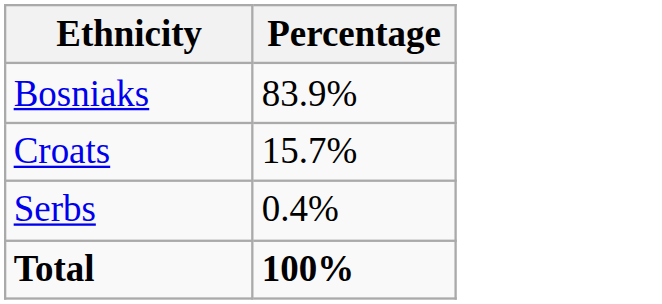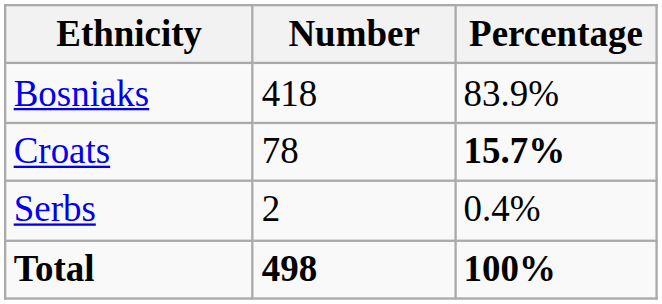+ column: (354, 33)
(309, 151) normal -> (514, 151) bold
